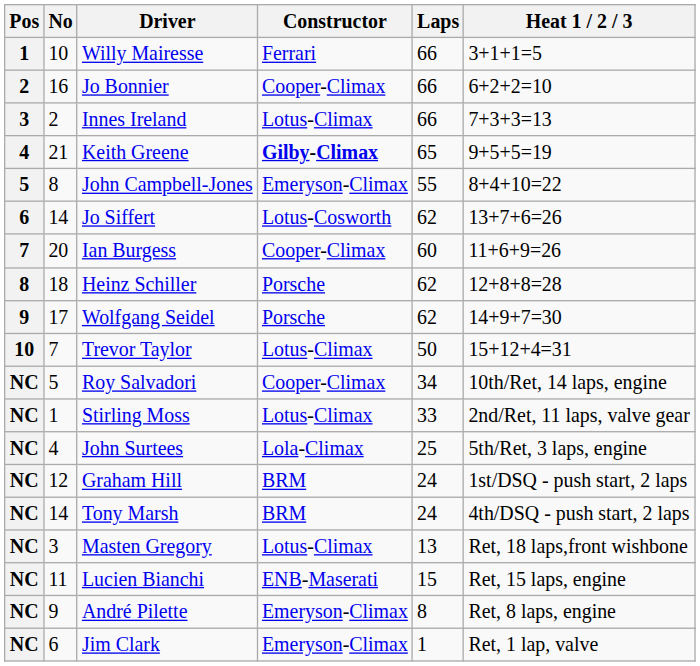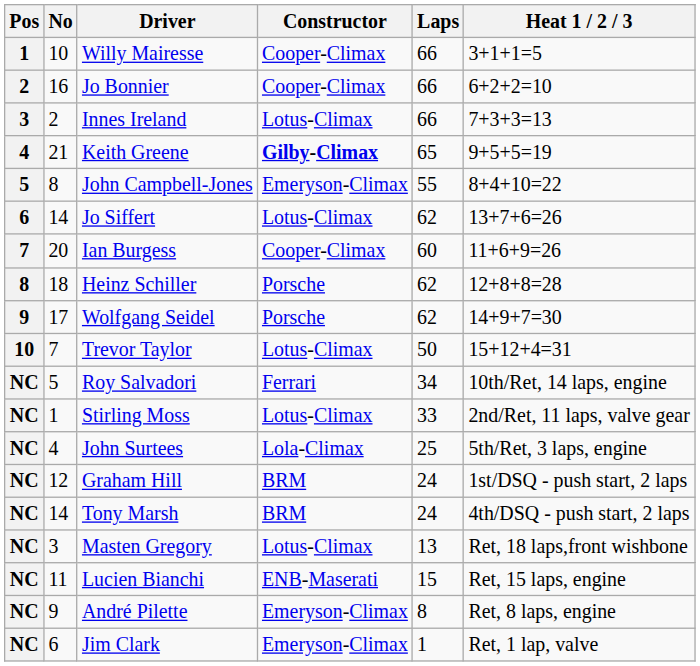(289, 53) Ferrari -> (324, 53) Cooper-Climax
(327, 218) Lotus-Cosworth -> (317, 218) Lotus-Climax
(324, 382) Cooper-Climax -> (289, 382) Ferrari
